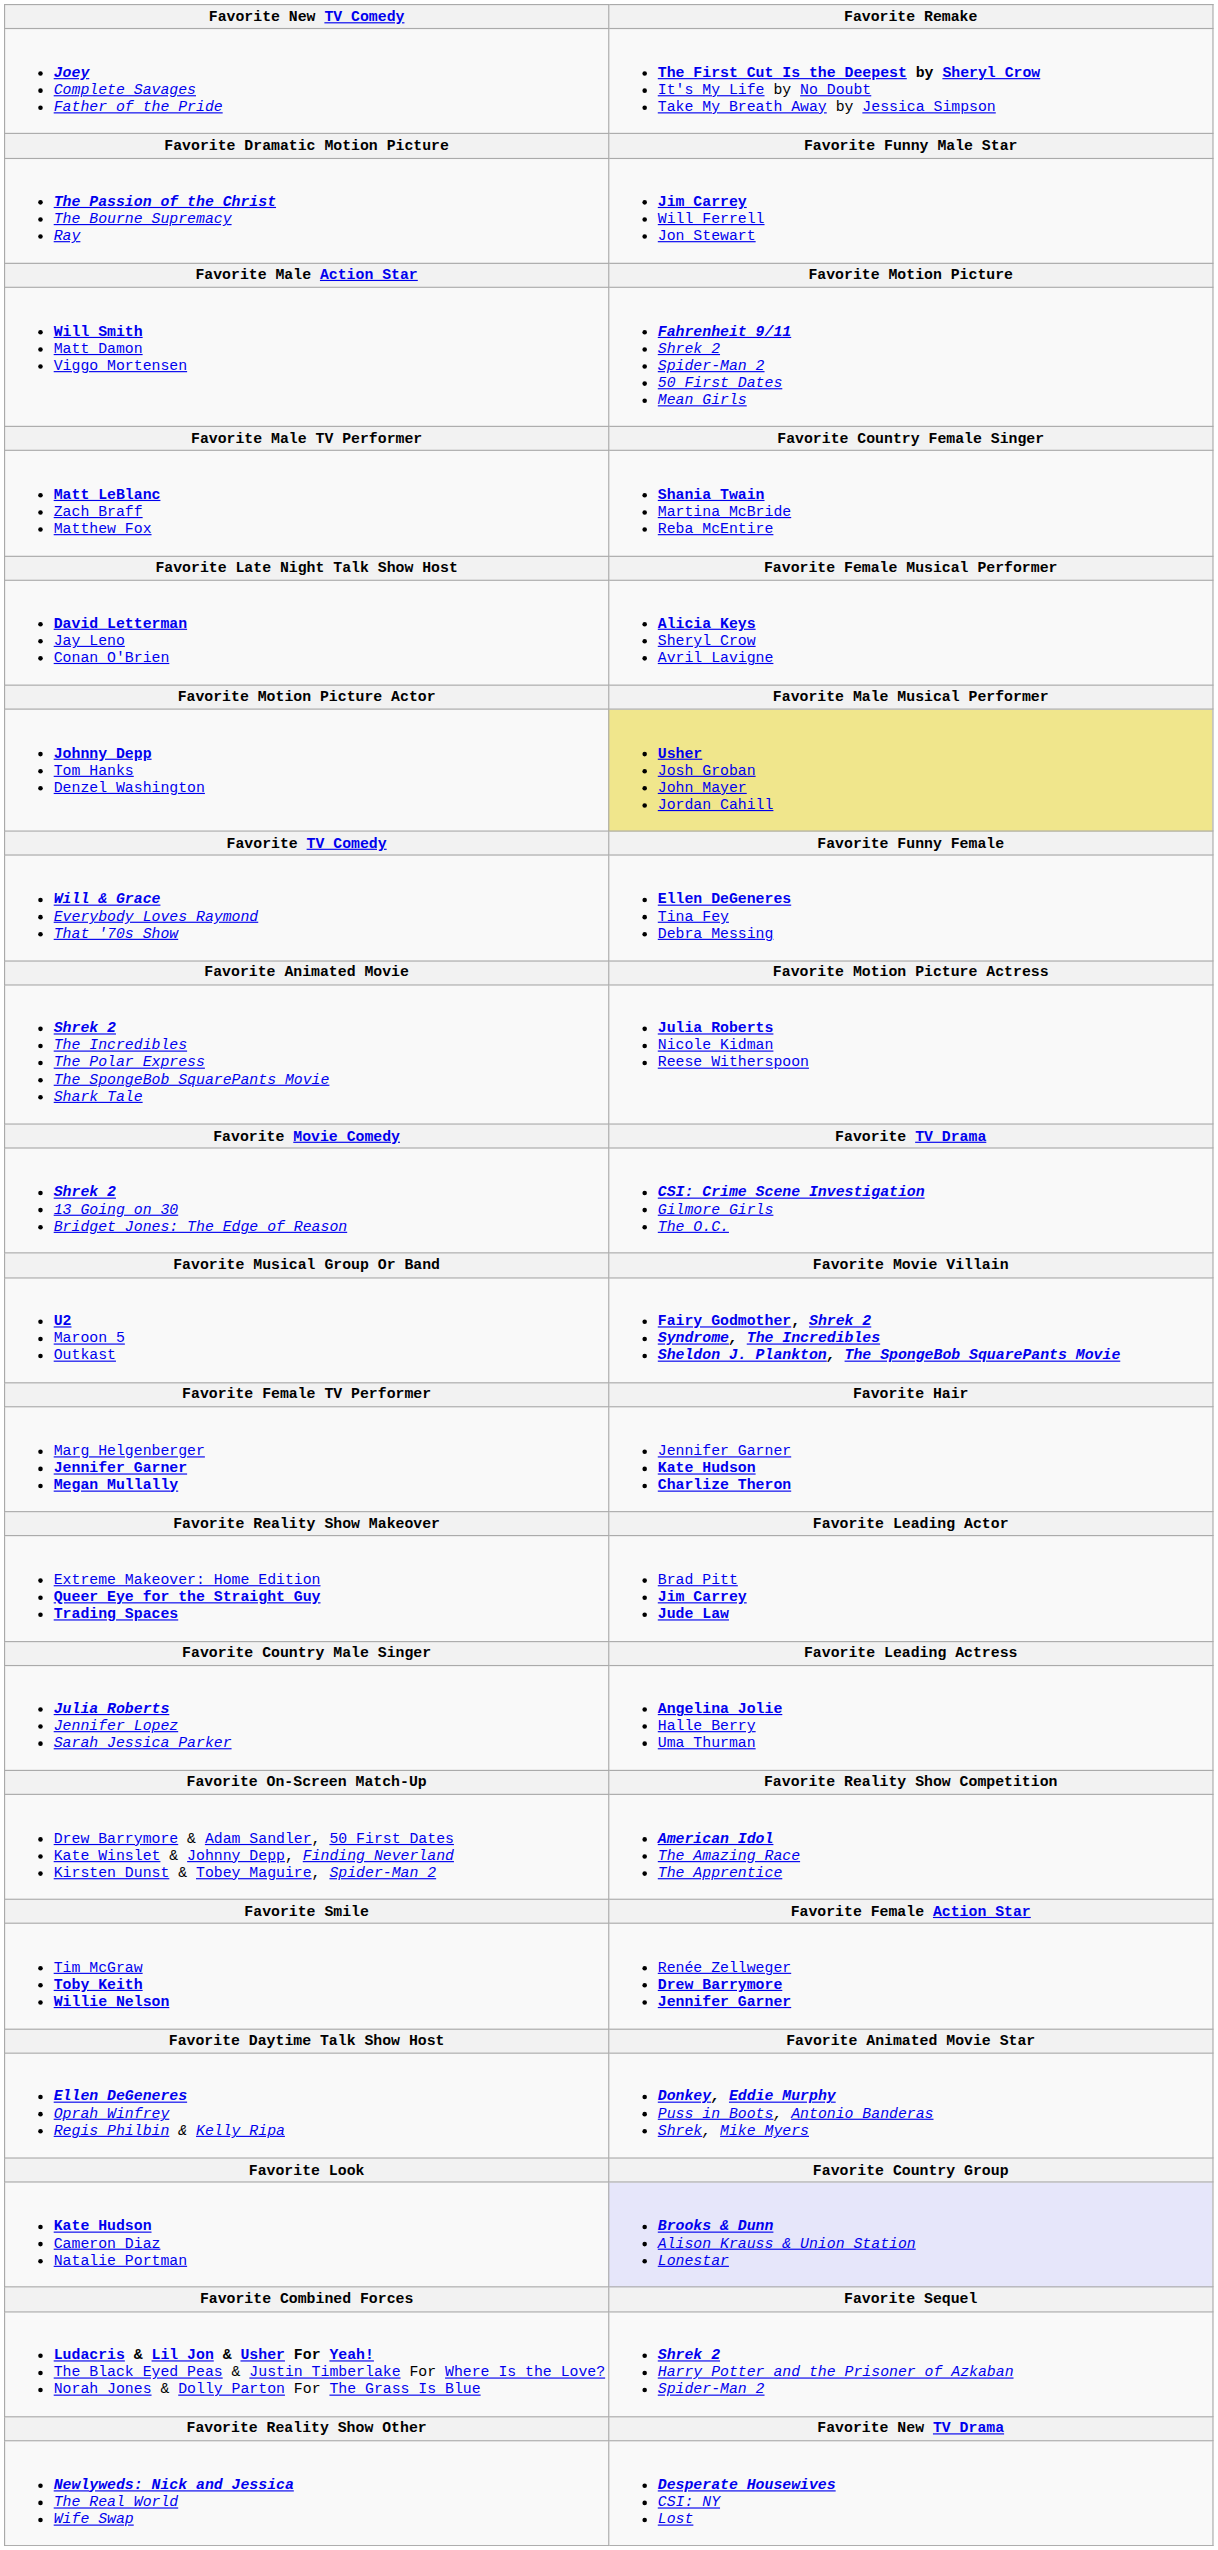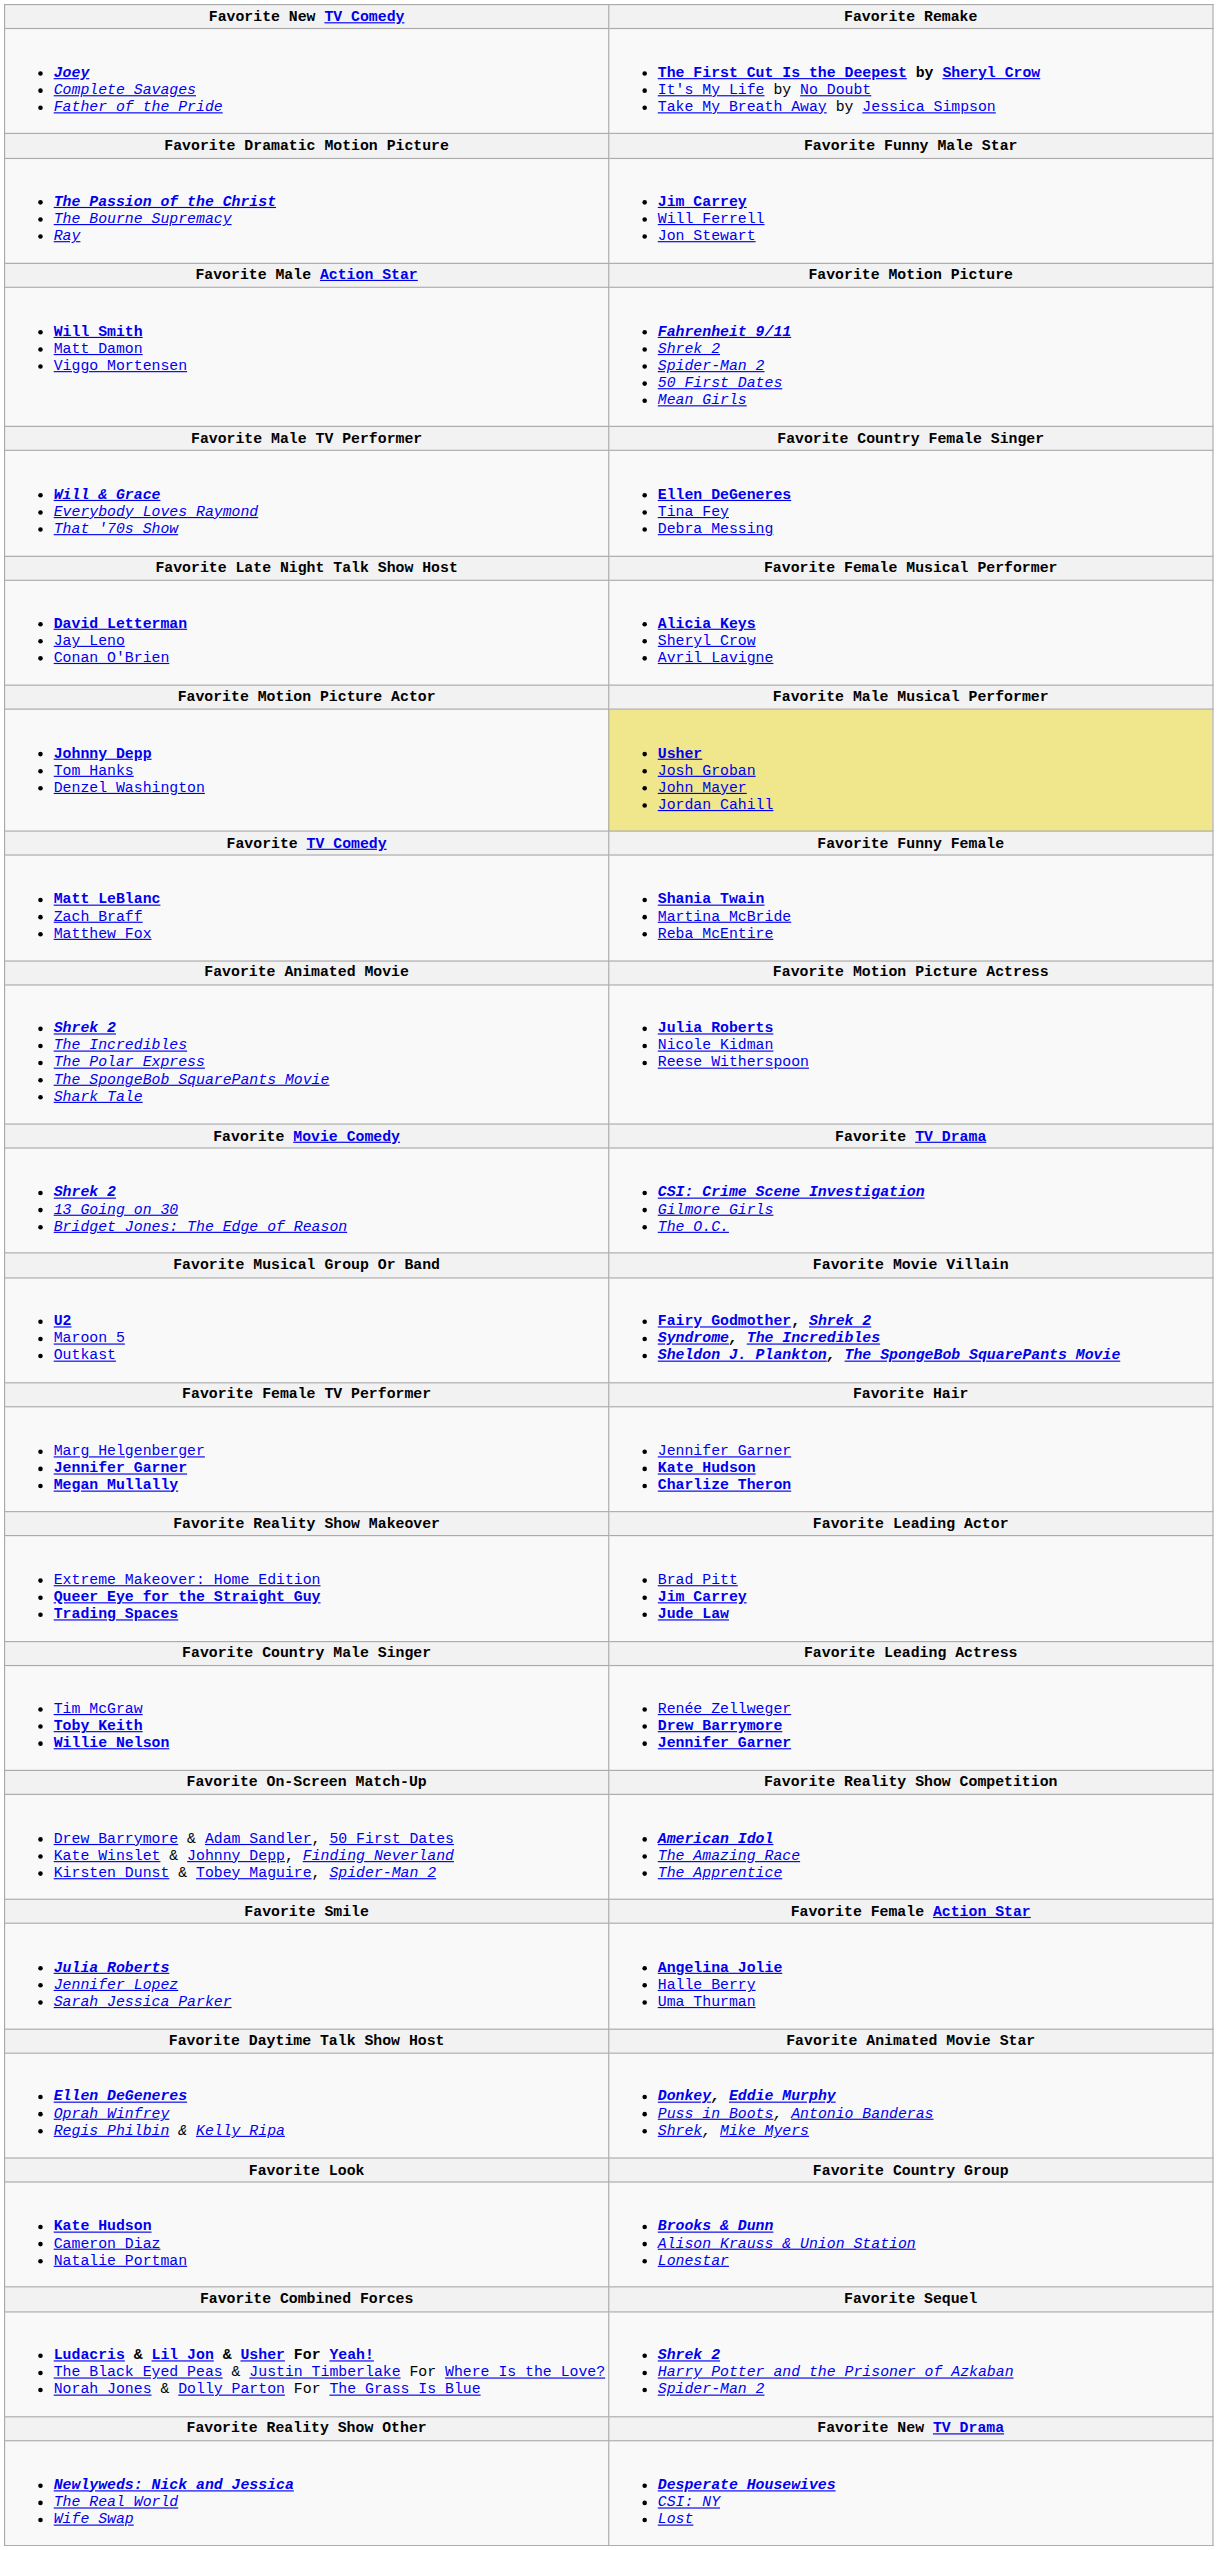rows swapped: (307, 512) <-> (307, 917)
rows swapped: (307, 1985) <-> (307, 1726)
(911, 2243) lavender background -> (911, 2243) no background
